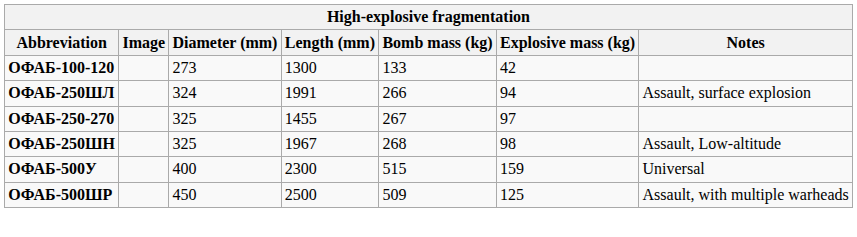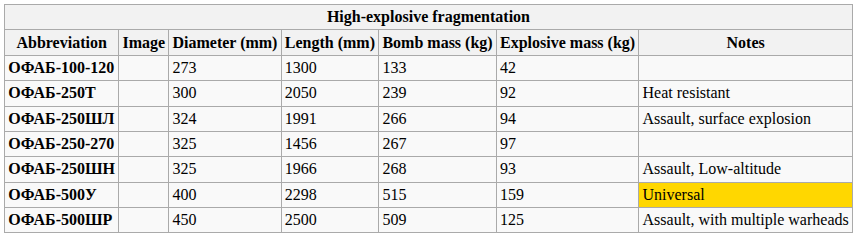+ row: (52, 93)
(301, 118) 1455 -> (301, 144) 1456
(301, 144) 1967 -> (301, 169) 1966
(508, 144) 98 -> (508, 169) 93
(301, 169) 2300 -> (301, 194) 2298
(674, 169) no background -> (674, 194) gold background
